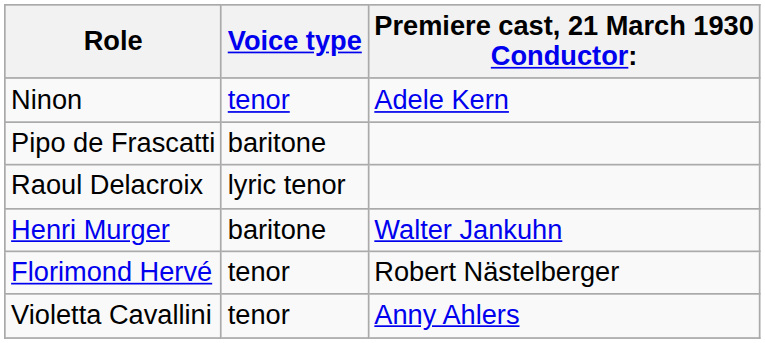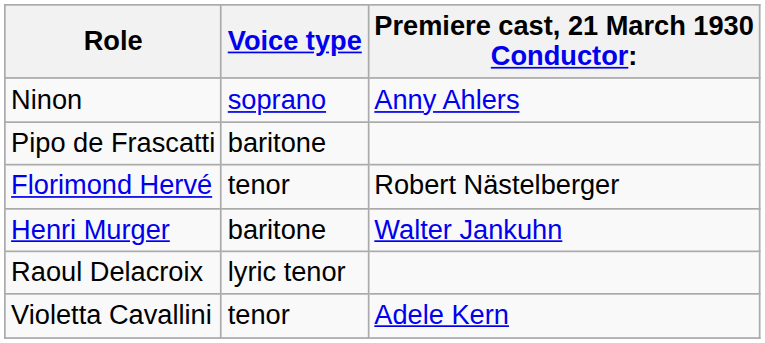(259, 99) tenor -> (277, 99) soprano
(442, 99) Adele Kern -> (447, 99) Anny Ahlers
rows swapped: (107, 186) <-> (112, 272)
(447, 315) Anny Ahlers -> (442, 315) Adele Kern
